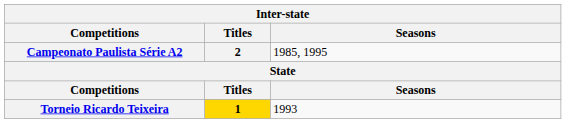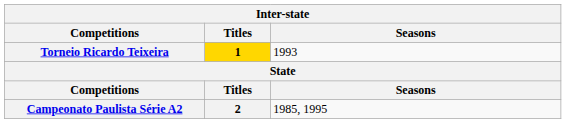rows swapped: (105, 109) <-> (105, 52)
